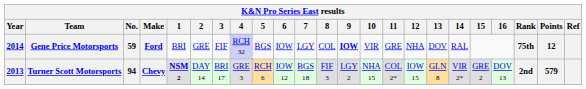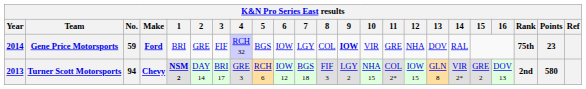(551, 46) 12 -> (551, 46) 23
(551, 72) 579 -> (551, 72) 580
